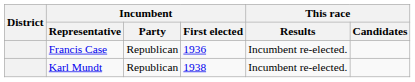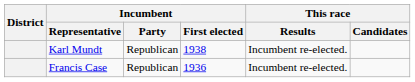rows swapped: (75, 67) <-> (78, 49)
